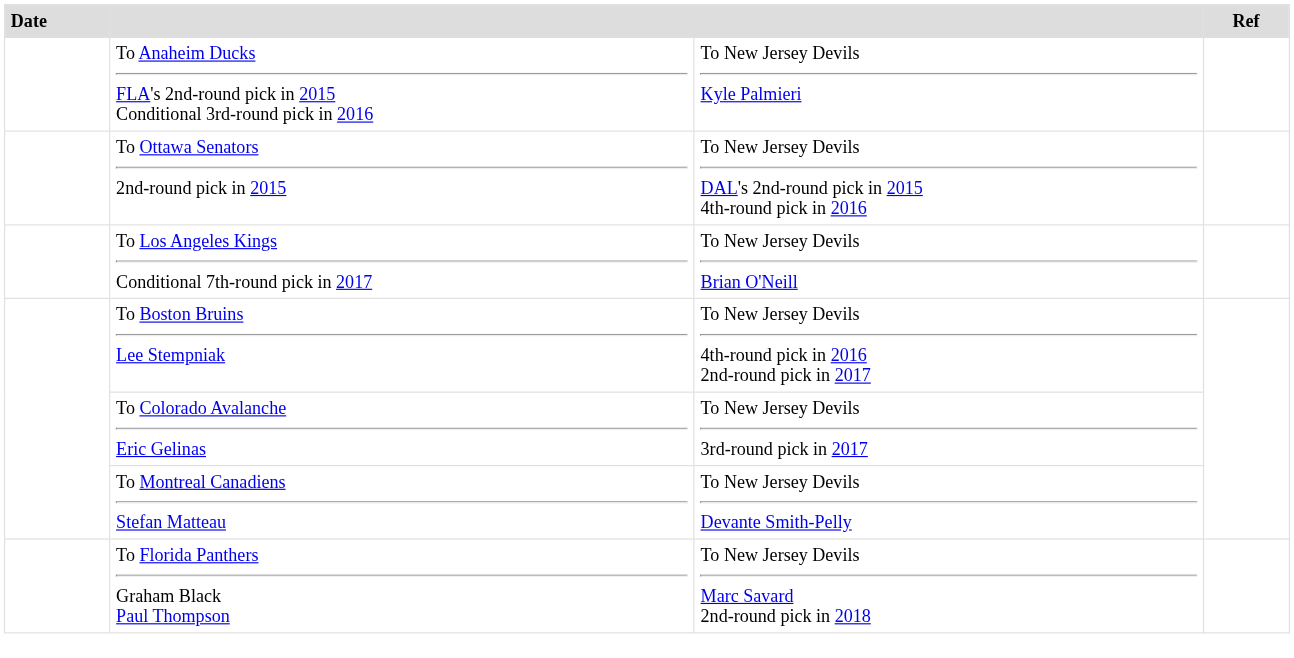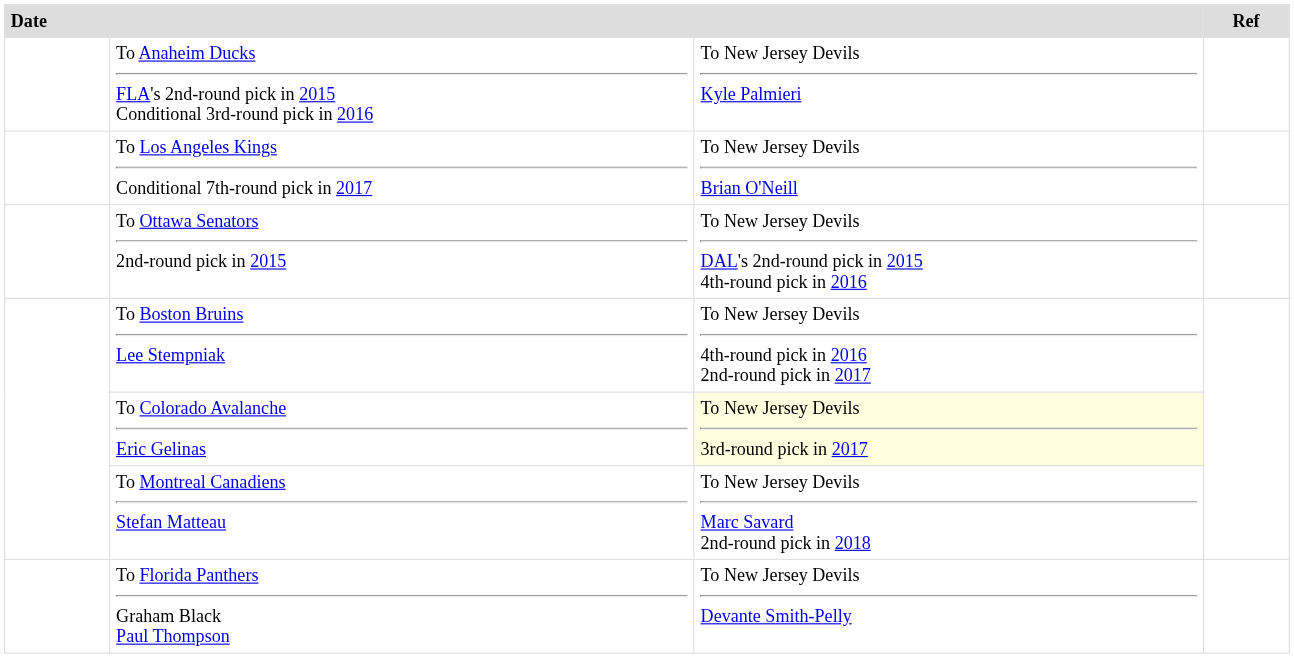rows swapped: (402, 167) <-> (402, 261)
(949, 428) no background -> (949, 428) lightyellow background
(949, 502) To New Jersey Devils Devante Smith-Pelly -> (949, 512) To New Jersey Devils Marc Savard 2nd-round pick in 2018
(949, 585) To New Jersey Devils Marc Savard 2nd-round pick in 2018 -> (949, 596) To New Jersey Devils Devante Smith-Pelly
